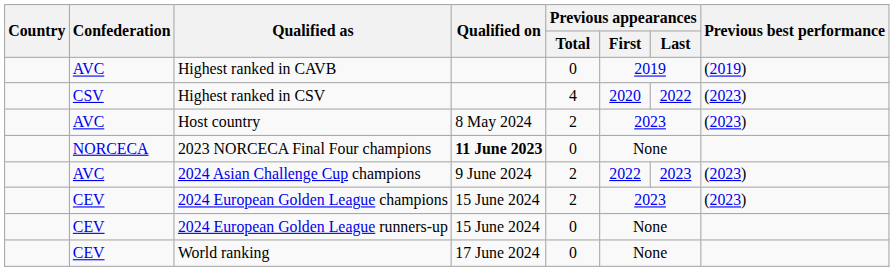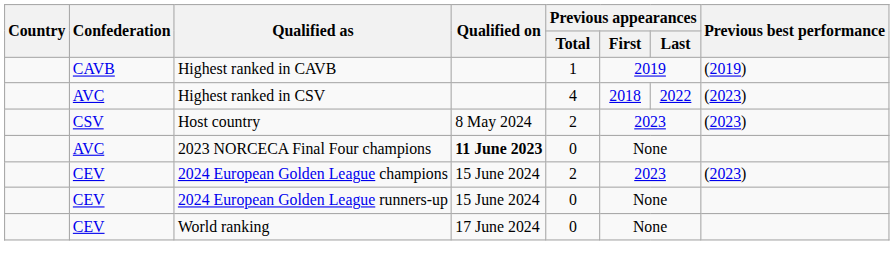(89, 70) AVC -> (94, 70) CAVB
(573, 70) 0 -> (573, 70) 1
(88, 96) CSV -> (89, 96) AVC
(625, 96) 2020 -> (625, 96) 2018
(89, 122) AVC -> (88, 122) CSV
(111, 148) NORCECA -> (89, 148) AVC
- row: (299, 174)
